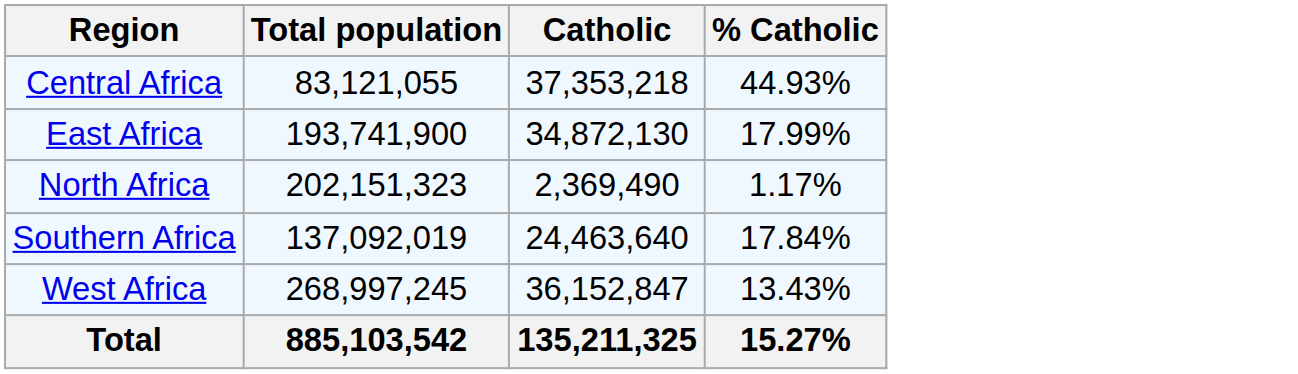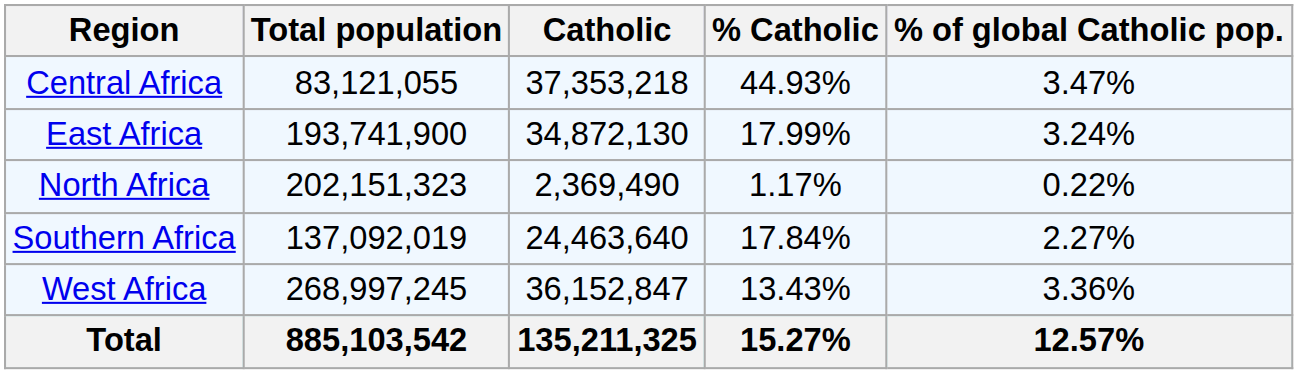+ column: (1089, 30)
